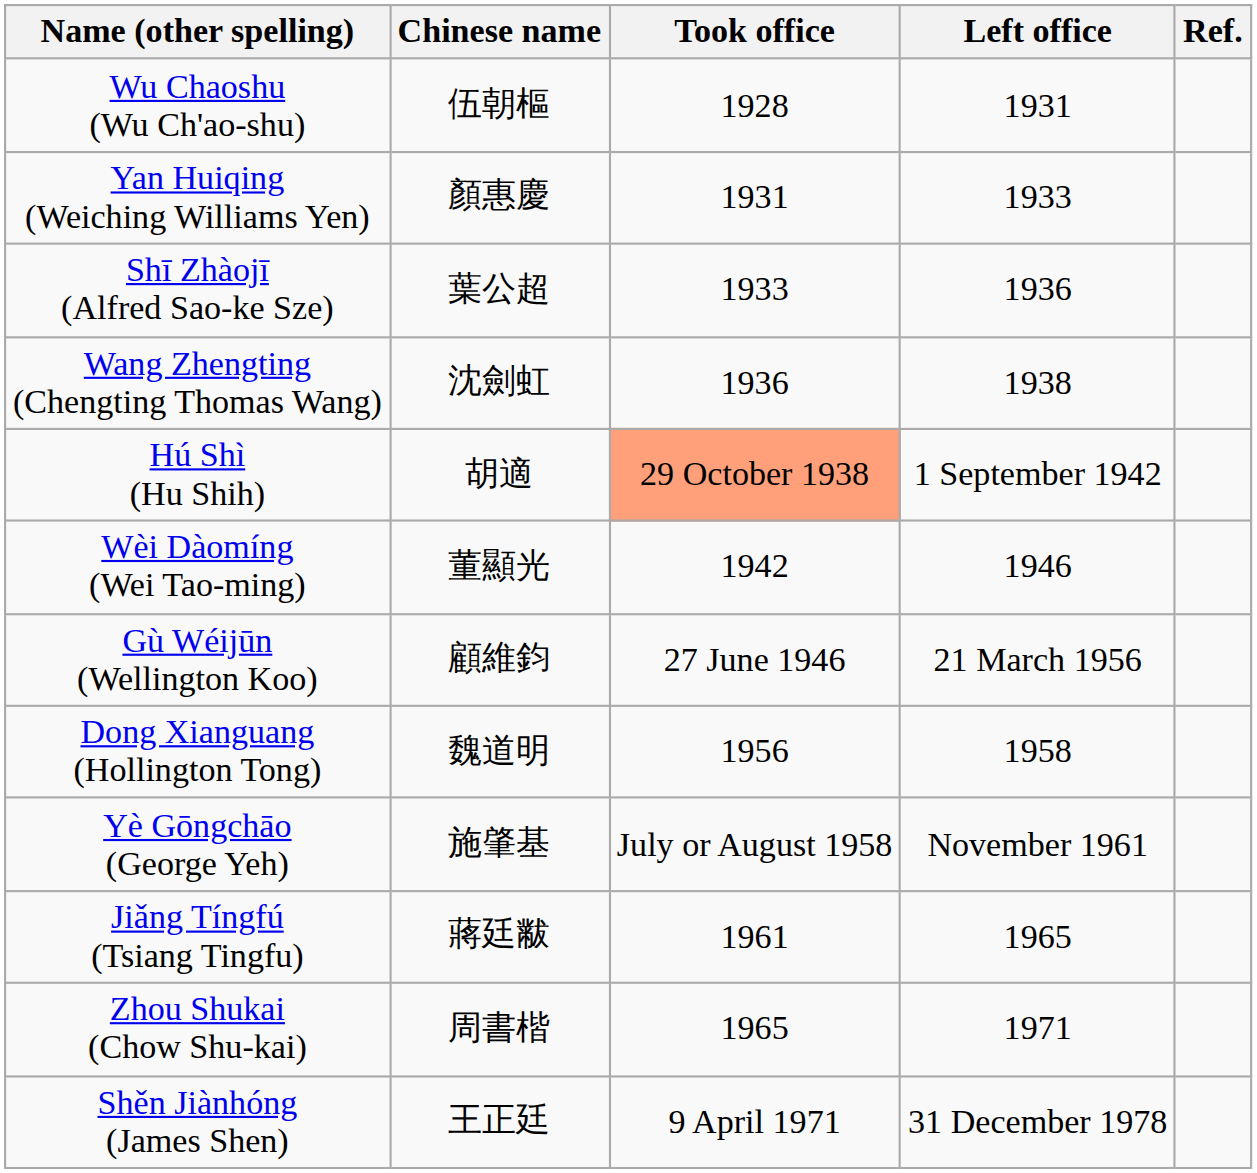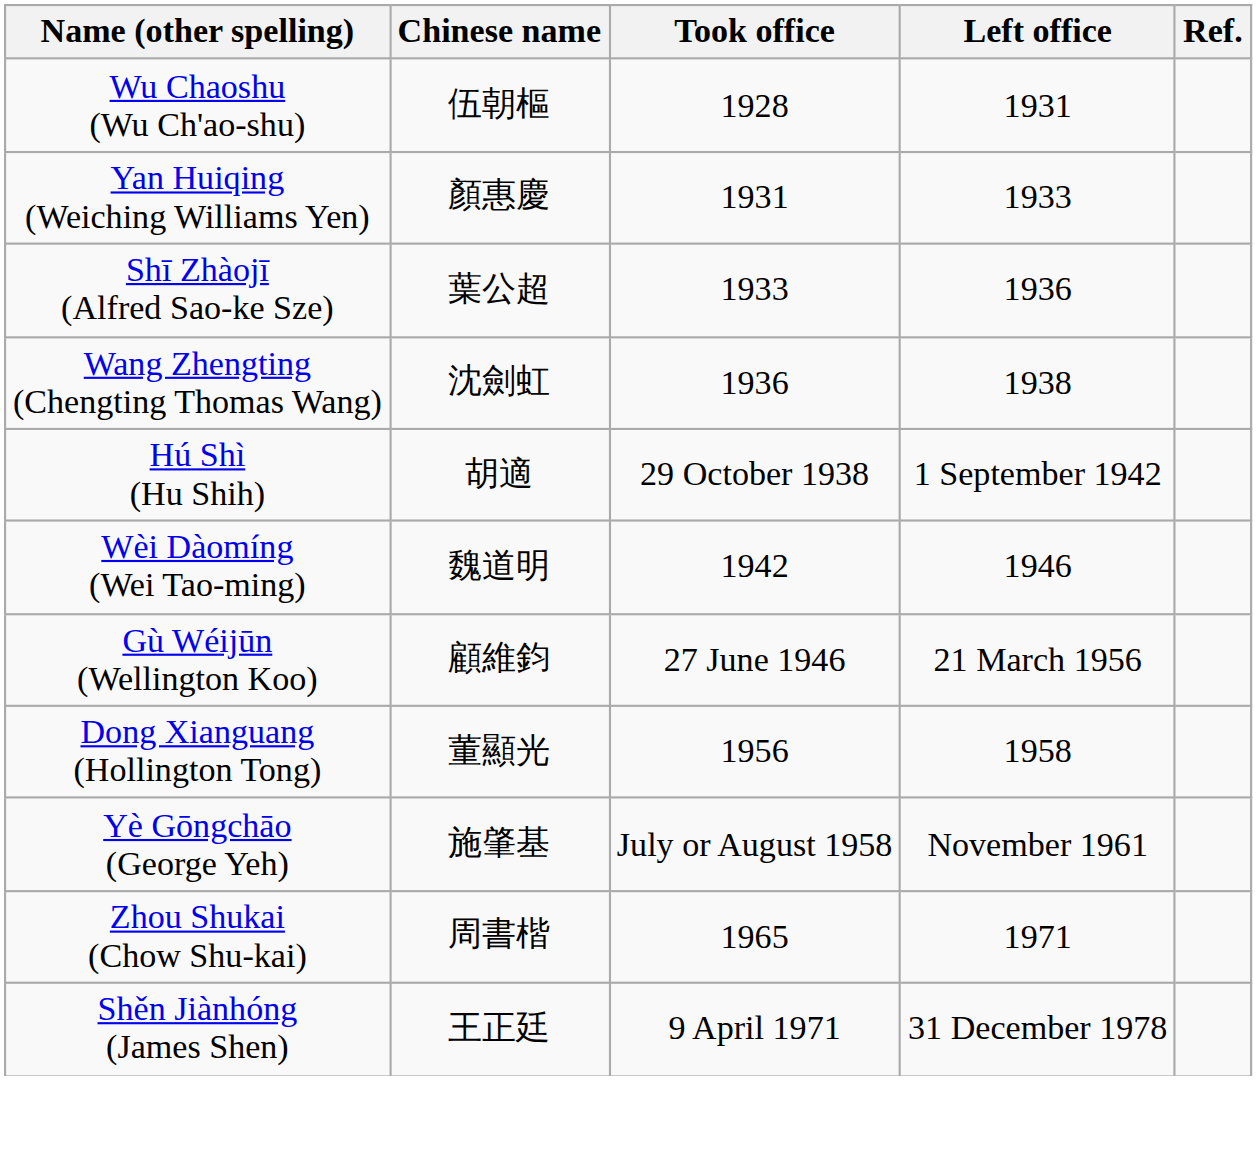(755, 474) lightsalmon background -> (755, 474) no background
(499, 565) 董顯光 -> (499, 565) 魏道明
(499, 750) 魏道明 -> (499, 750) 董顯光
- row: (197, 936)
